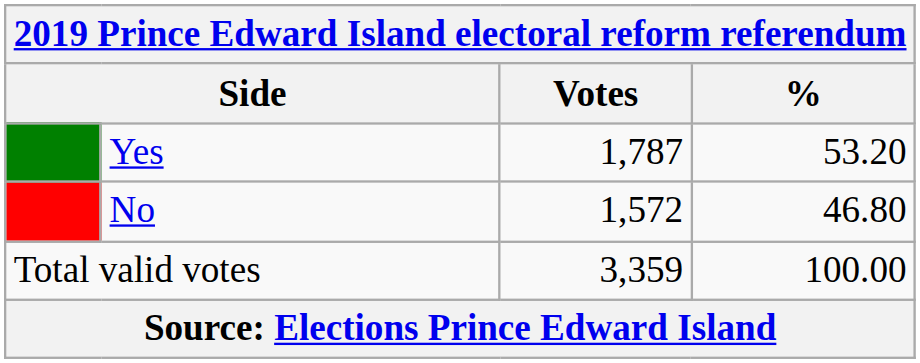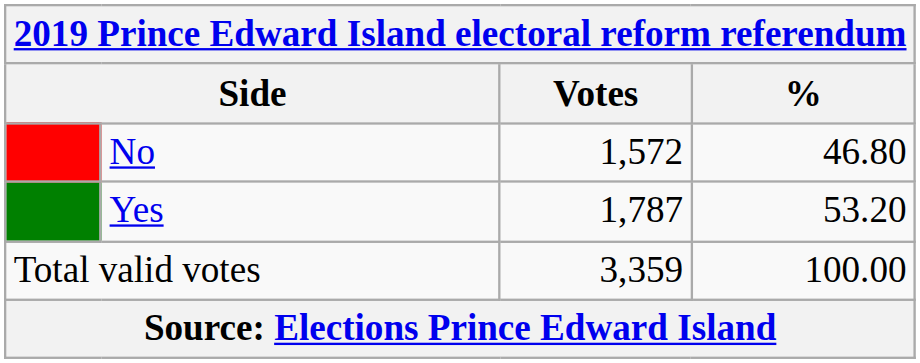rows swapped: (137, 151) <-> (132, 210)
